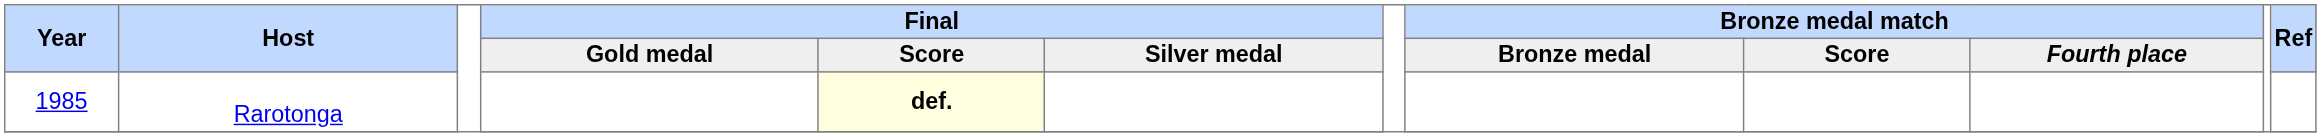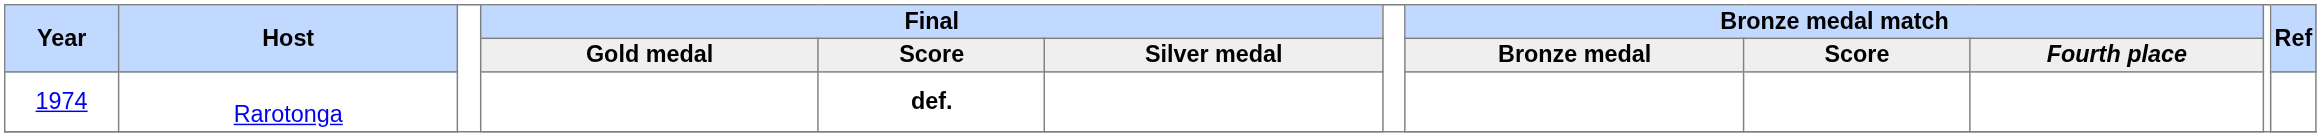(62, 101) 1985 -> (62, 101) 1974
(932, 101) lightyellow background -> (932, 101) no background
